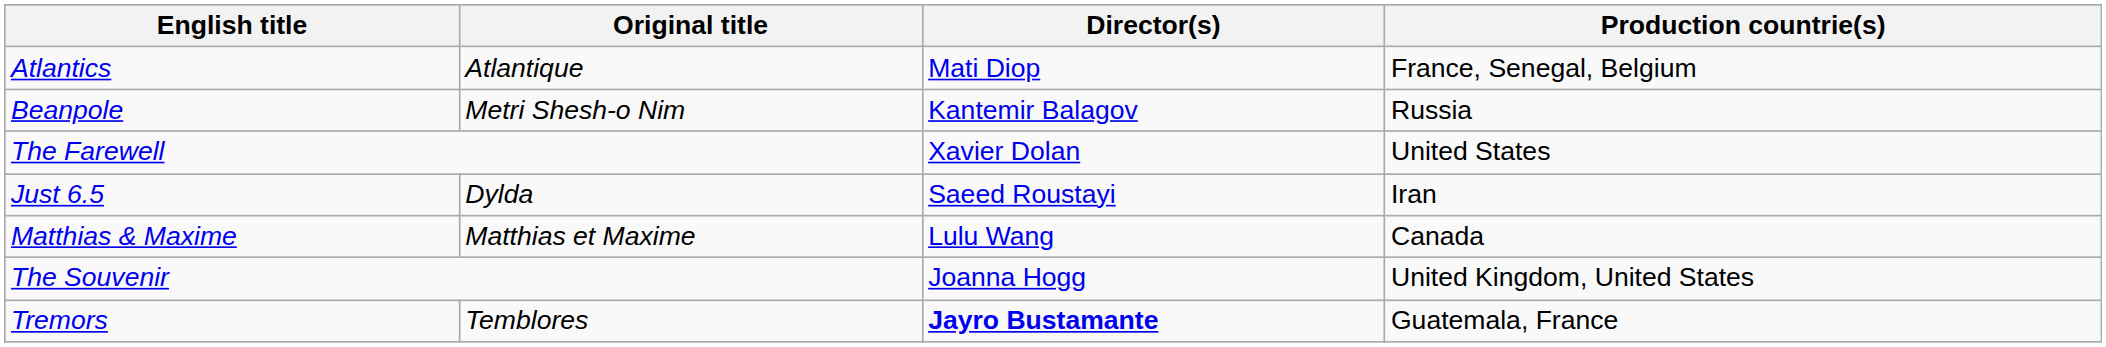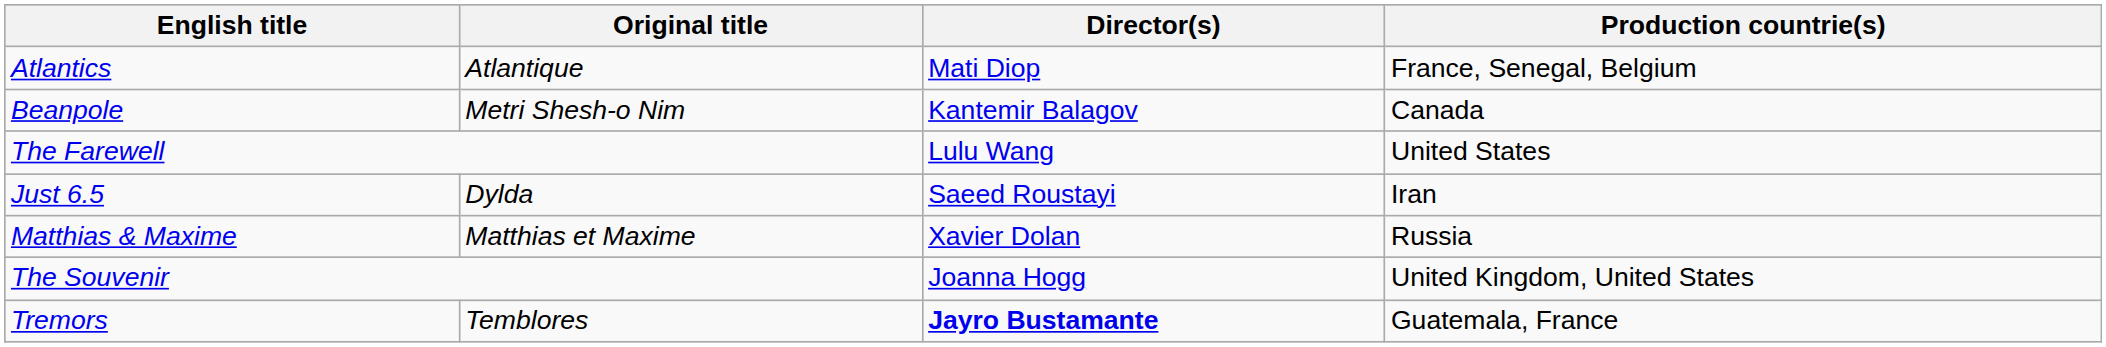(1432, 109) Russia -> (1437, 109) Canada
(1004, 151) Xavier Dolan -> (991, 151) Lulu Wang
(991, 236) Lulu Wang -> (1004, 236) Xavier Dolan
(1437, 236) Canada -> (1432, 236) Russia
